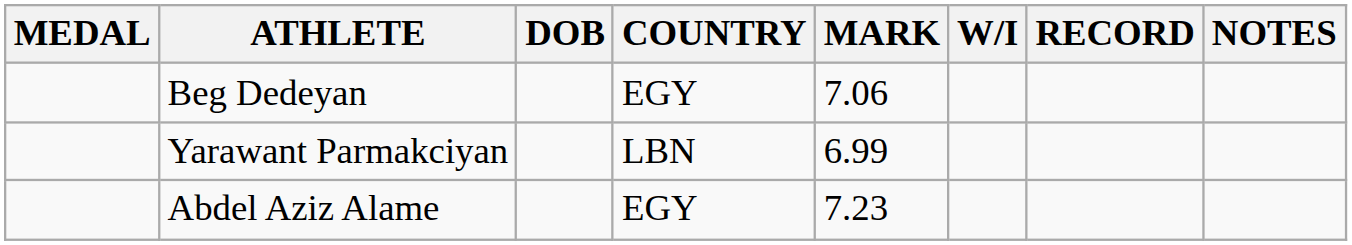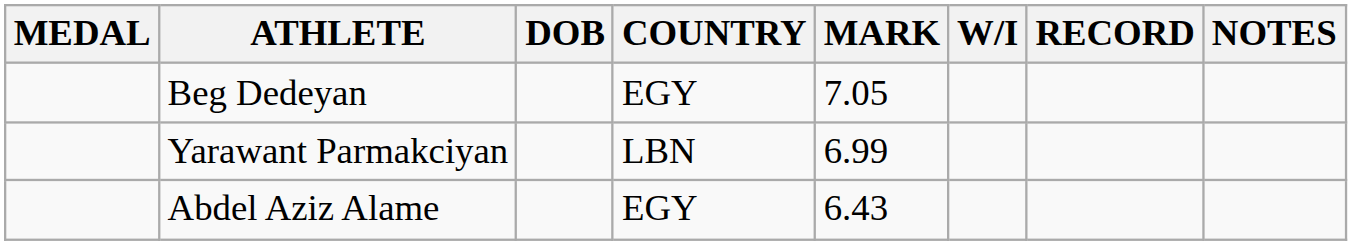(856, 92) 7.06 -> (856, 92) 7.05
(856, 208) 7.23 -> (856, 208) 6.43
